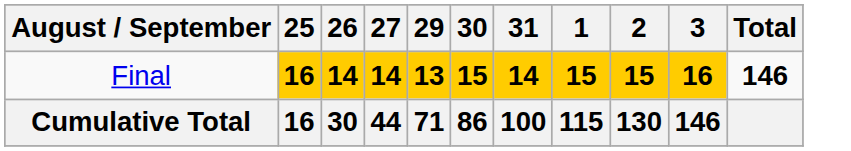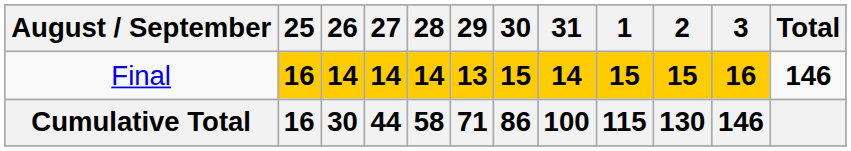+ column: (429, 28)
